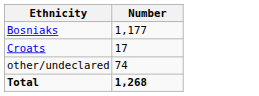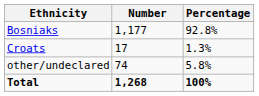+ column: (218, 13)
